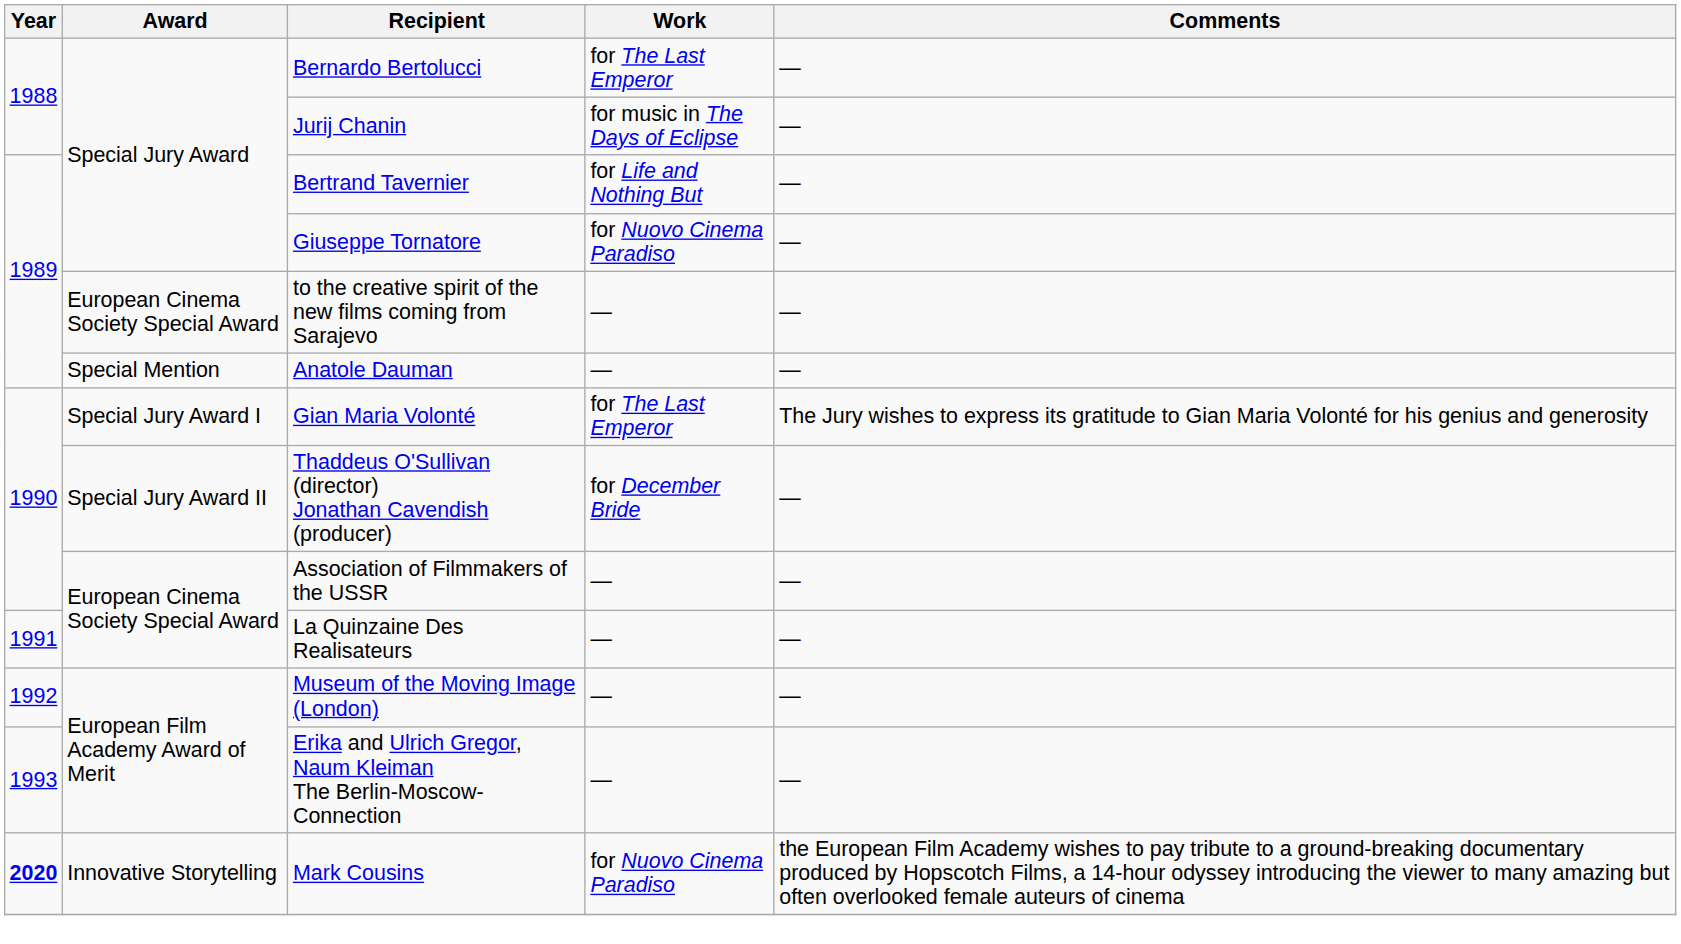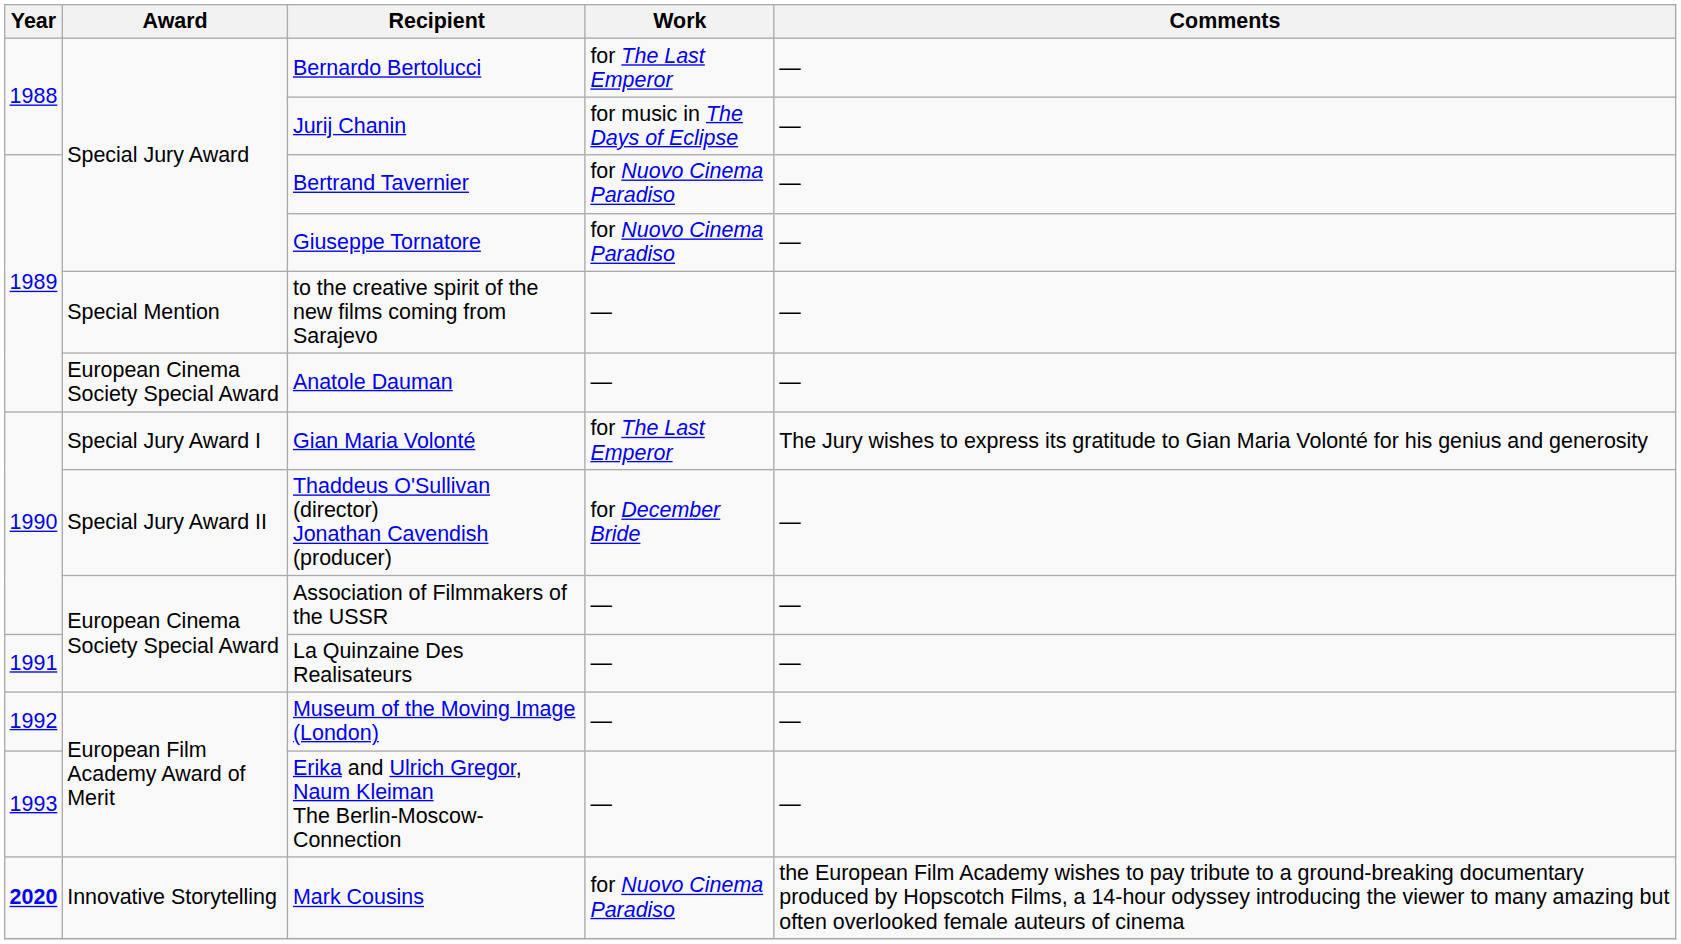(646, 183) for Life and Nothing But -> (677, 183) for Nuovo Cinema Paradiso
(173, 312) European Cinema Society Special Award -> (143, 312) Special Mention
(143, 370) Special Mention -> (173, 382) European Cinema Society Special Award
